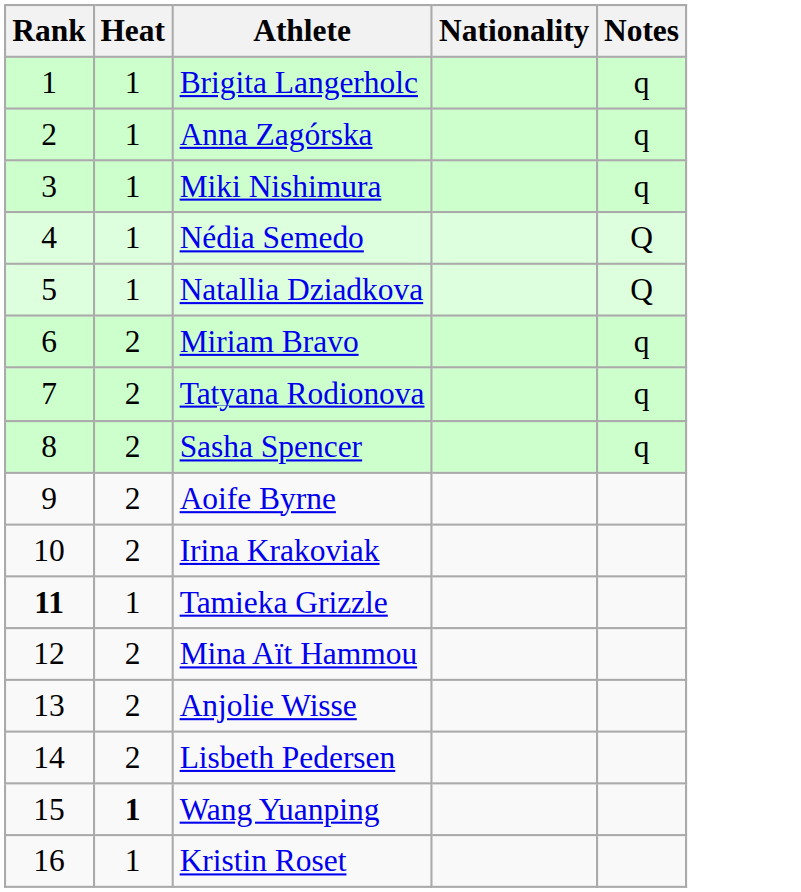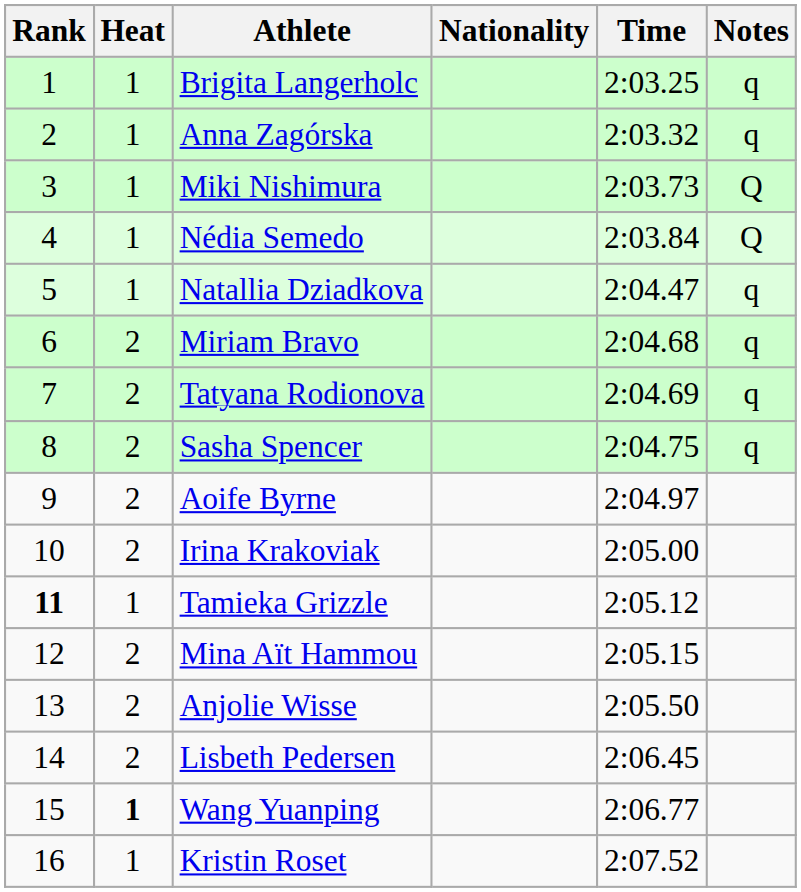+ column: (652, 30)
(642, 186) q -> (751, 186) Q
(642, 290) Q -> (751, 290) q
